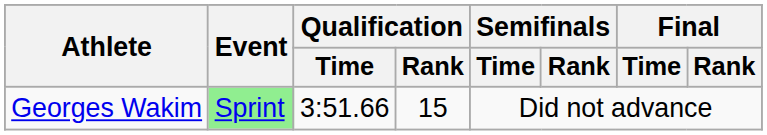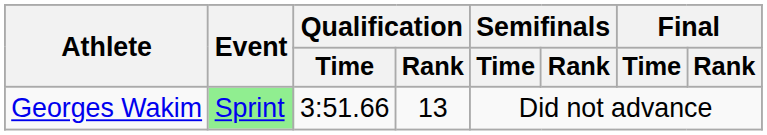(433, 109) 15 -> (433, 109) 13
